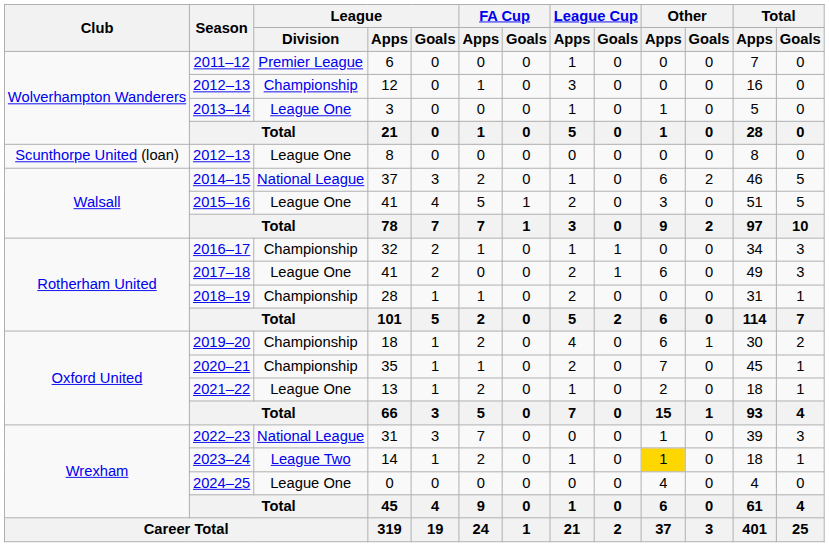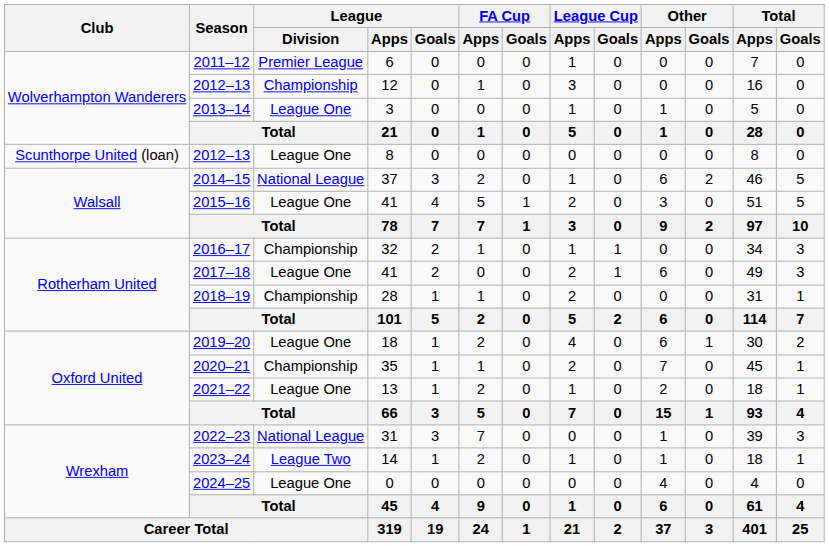(311, 343) Championship -> (311, 343) League One
(663, 459) gold background -> (663, 459) no background
